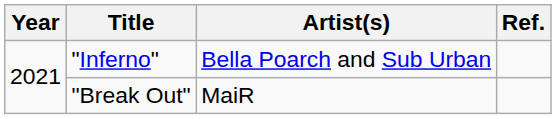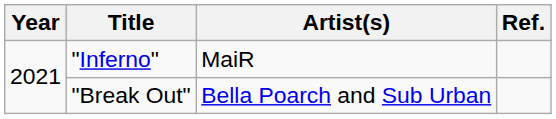(346, 58) Bella Poarch and Sub Urban -> (228, 58) MaiR
(228, 95) MaiR -> (346, 95) Bella Poarch and Sub Urban
